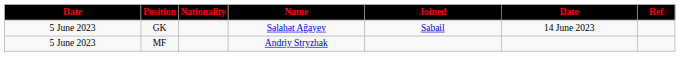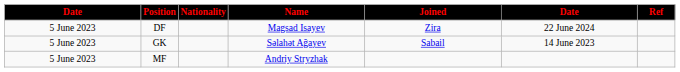+ row: (160, 28)
